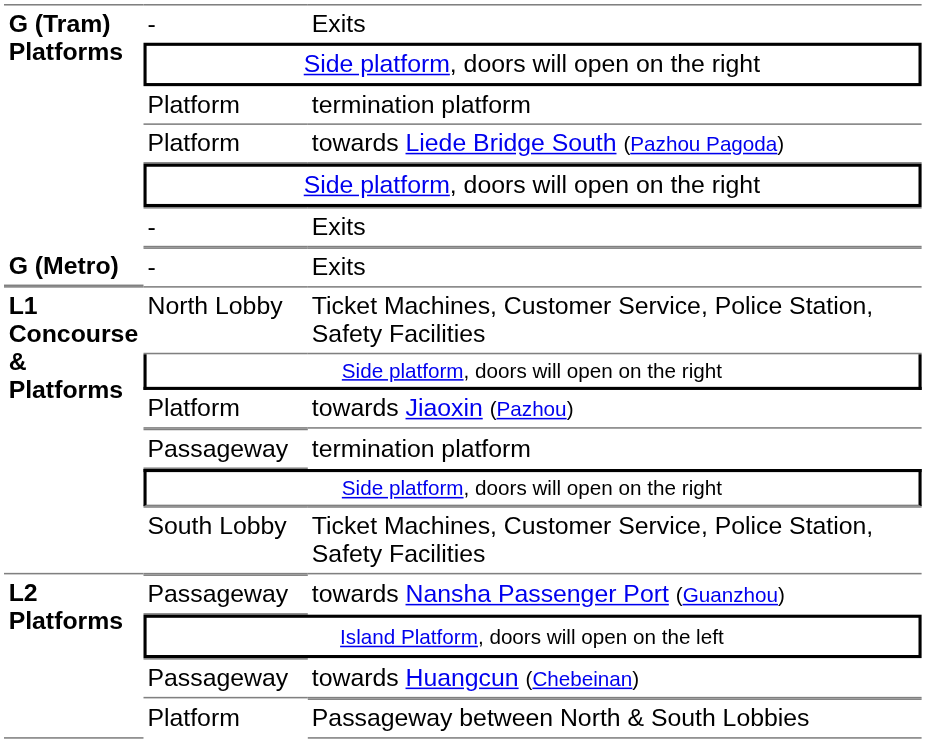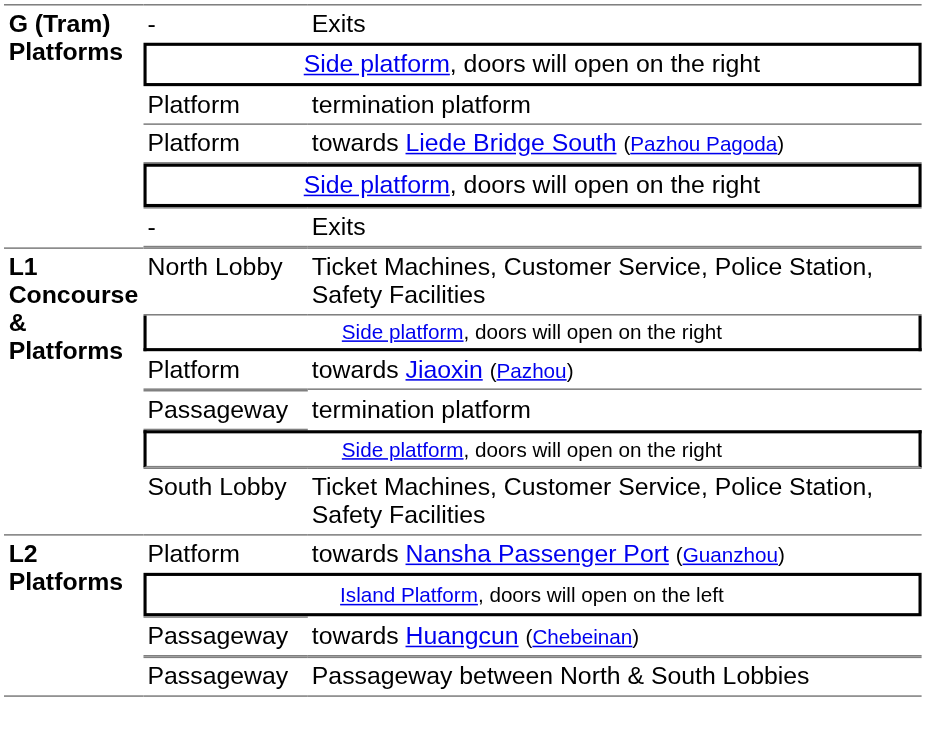- row: (64, 265)
(218, 594) Passageway -> (194, 553) Platform
(194, 718) Platform -> (218, 676) Passageway
